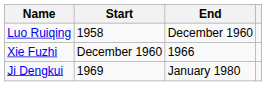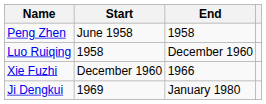+ row: (36, 33)
